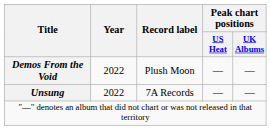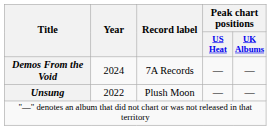(114, 70) 2022 -> (114, 70) 2024
(170, 70) Plush Moon -> (170, 70) 7A Records
(170, 92) 7A Records -> (170, 92) Plush Moon
